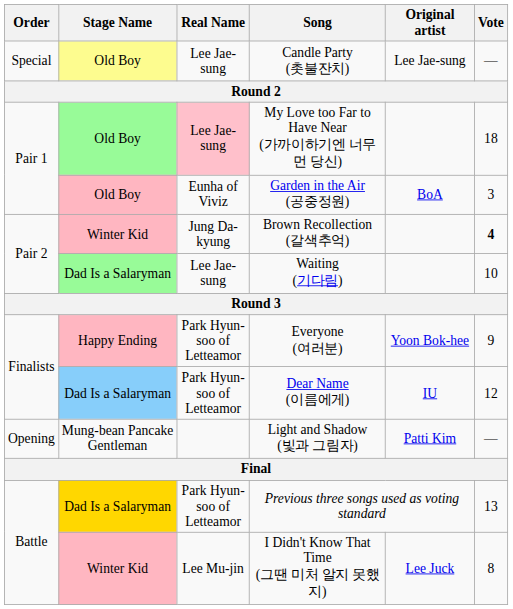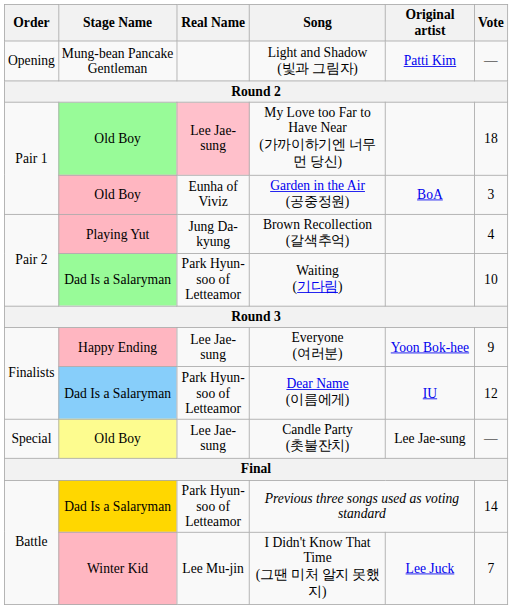rows swapped: (318, 437) <-> (318, 60)
(118, 234) Winter Kid -> (118, 234) Playing Yut
(491, 234) bold -> (491, 234) normal
(213, 273) Lee Jae-sung -> (213, 279) Park Hyun-soo of Letteamor
(213, 340) Park Hyun-soo of Letteamor -> (213, 347) Lee Jae-sung
(491, 506) 13 -> (491, 506) 14
(491, 568) 8 -> (491, 568) 7
